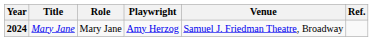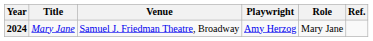columns swapped: (101, 12) <-> (263, 12)
